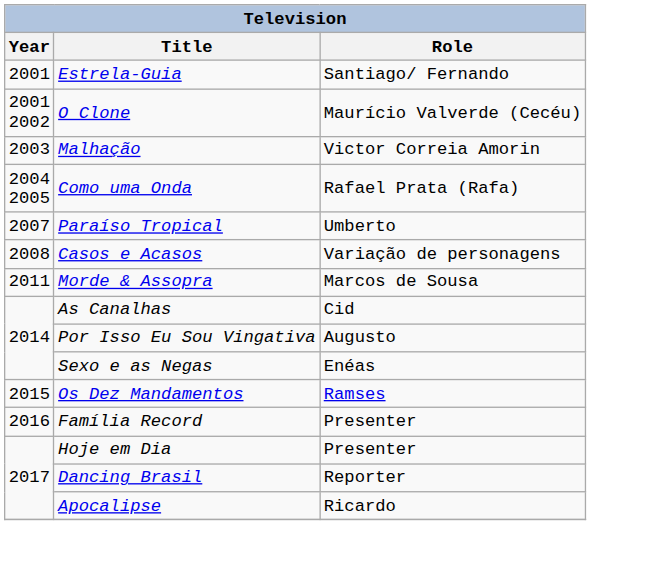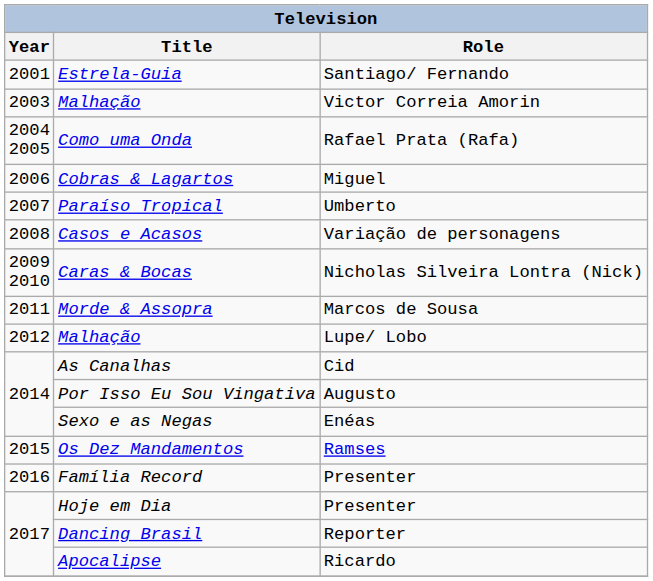- row: (94, 112)
+ row: (146, 178)
+ row: (125, 272)
+ row: (99, 338)
